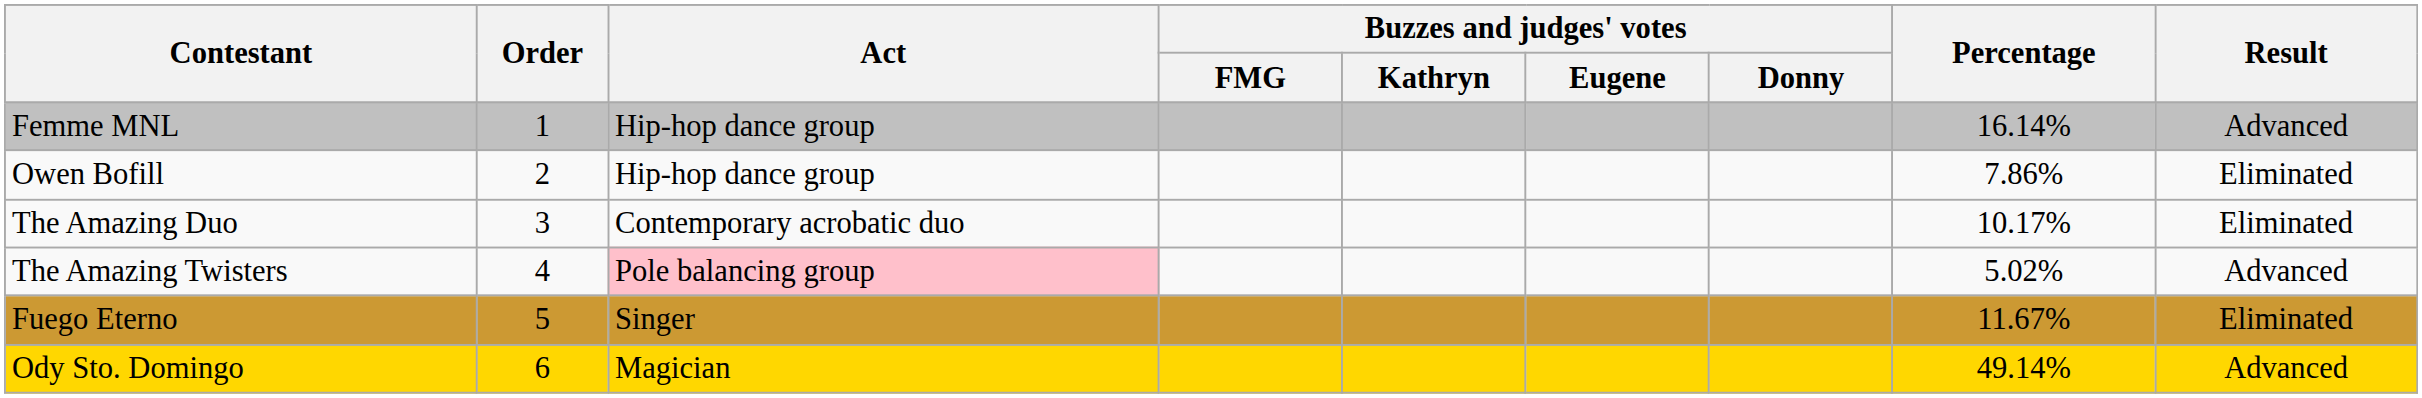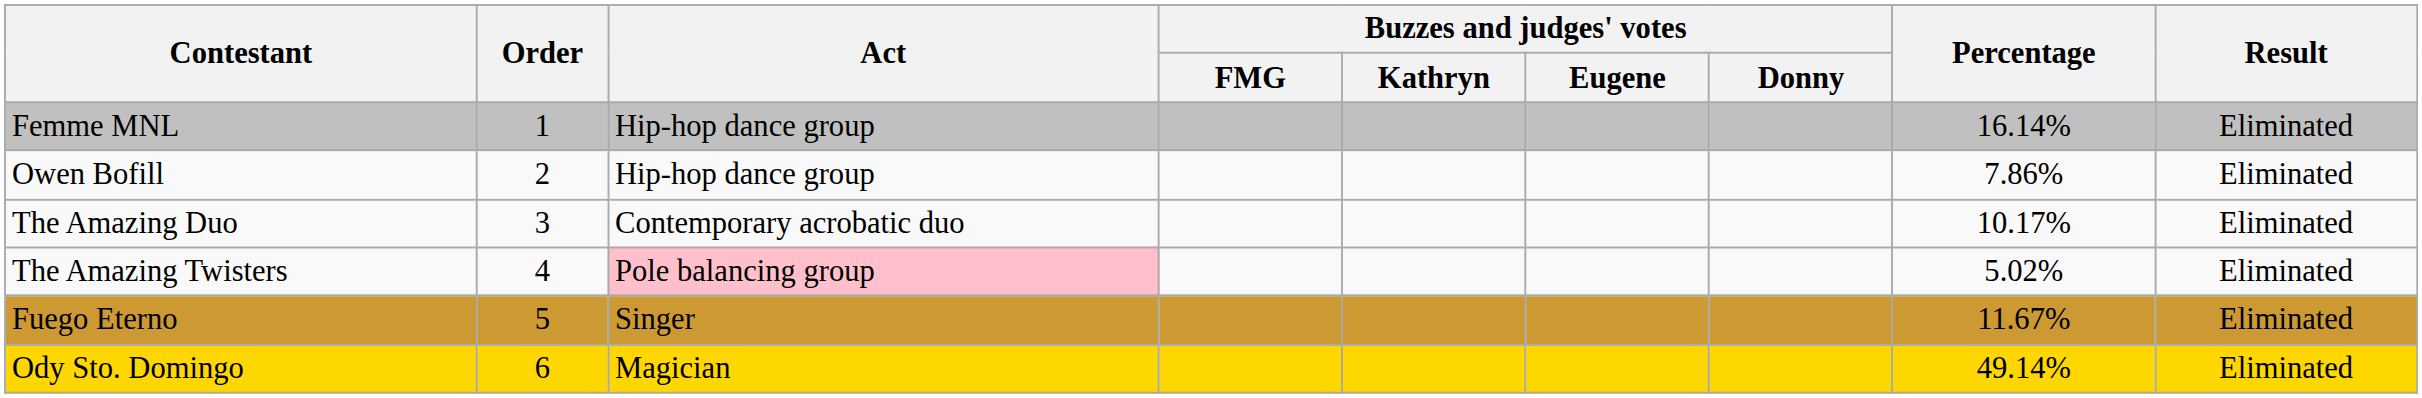(2286, 125) Advanced -> (2286, 125) Eliminated
(2286, 271) Advanced -> (2286, 271) Eliminated
(2286, 367) Advanced -> (2286, 367) Eliminated
